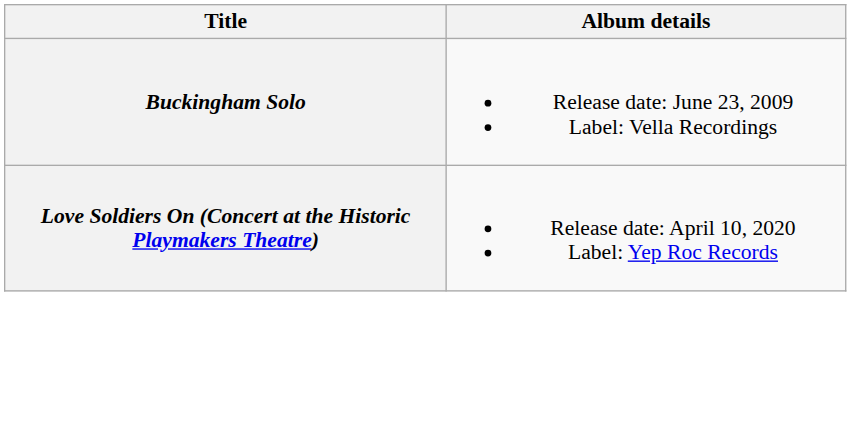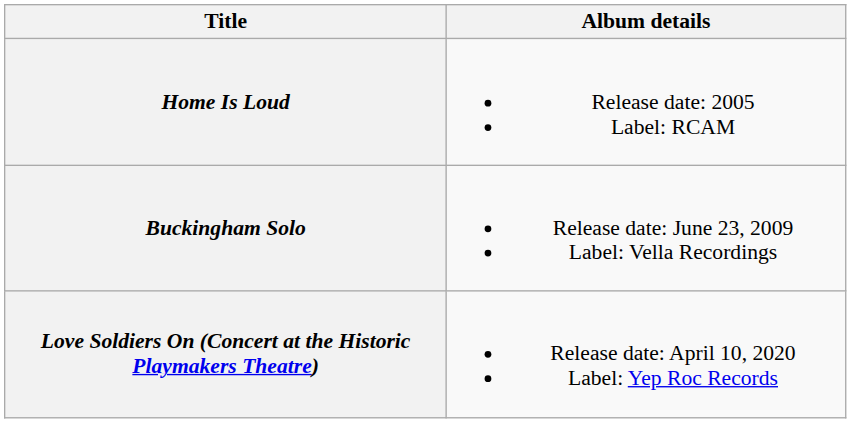+ row: (226, 101)
